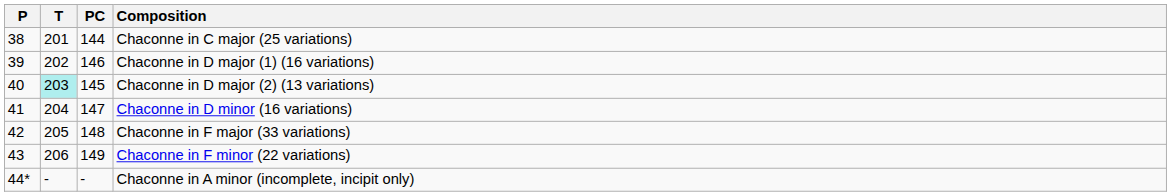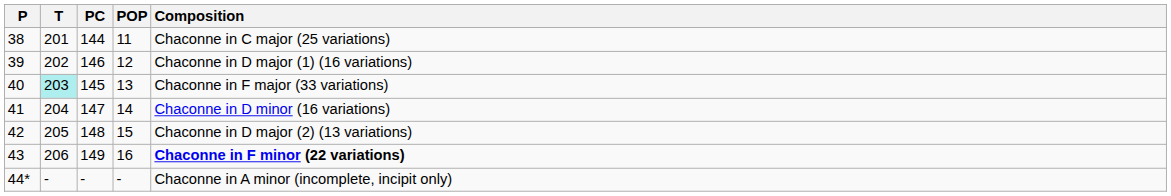+ column: (132, 16)
(245, 86) Chaconne in D major (2) (13 variations) -> (271, 86) Chaconne in F major (33 variations)
(234, 132) Chaconne in F major (33 variations) -> (283, 132) Chaconne in D major (2) (13 variations)
(234, 156) normal -> (280, 156) bold
